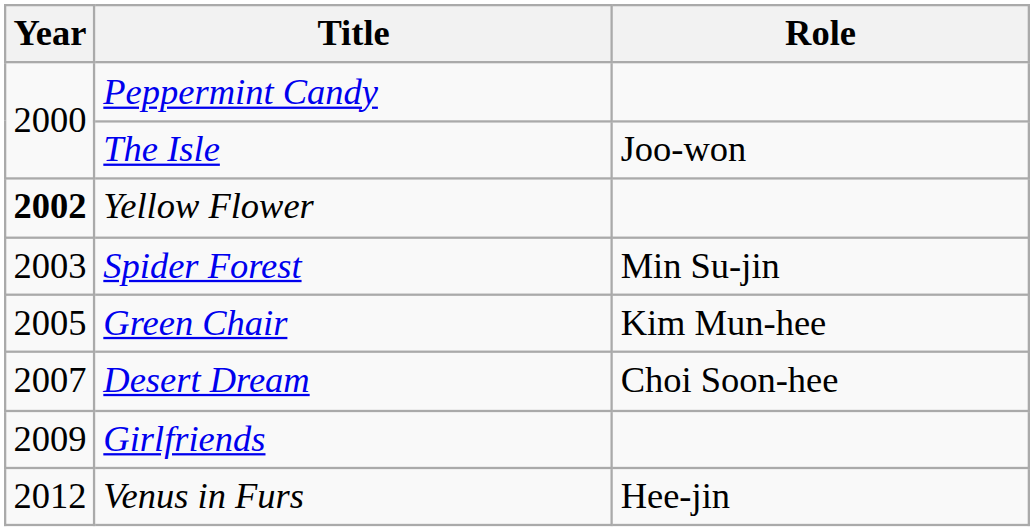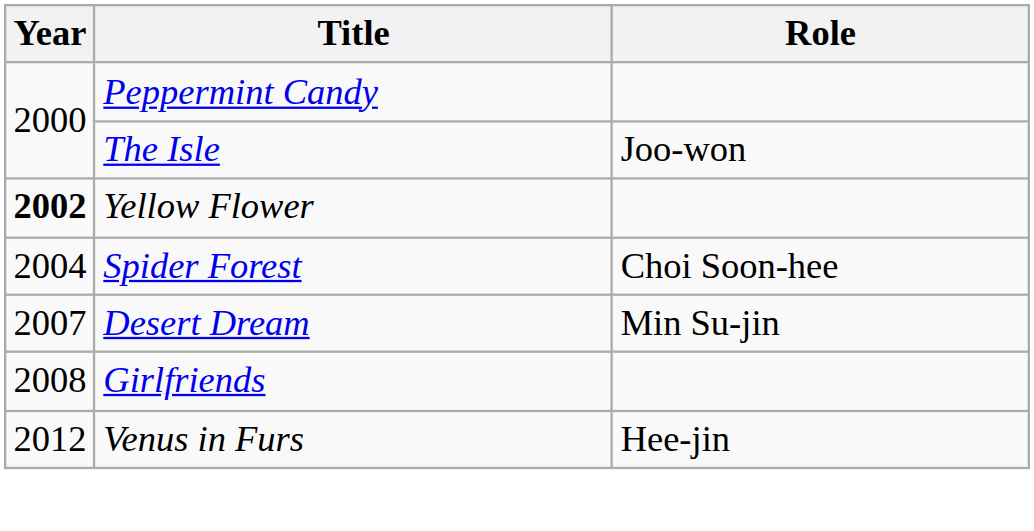(50, 264) 2003 -> (50, 264) 2004
(700, 264) Min Su-jin -> (730, 264) Choi Soon-hee
- row: (195, 322)
(730, 380) Choi Soon-hee -> (700, 322) Min Su-jin
(50, 438) 2009 -> (50, 380) 2008
